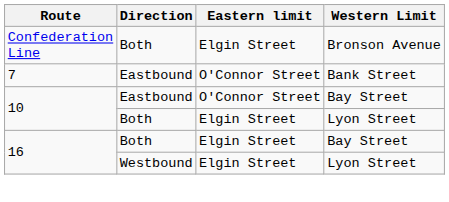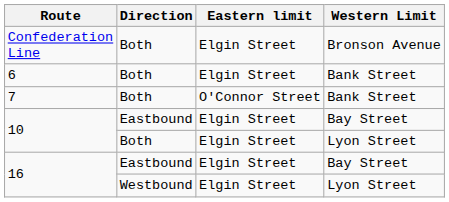+ row: (12, 75)
(156, 75) Eastbound -> (136, 97) Both
(260, 97) O'Connor Street -> (248, 119) Elgin Street
(136, 141) Both -> (156, 163) Eastbound
